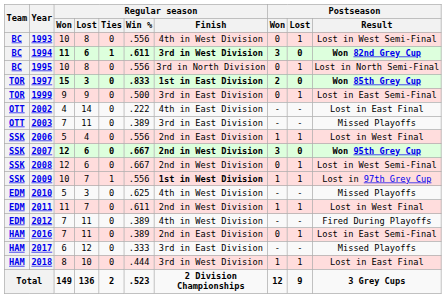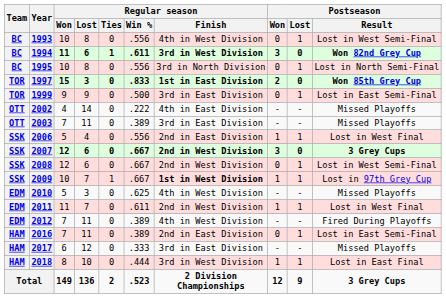(377, 109) Lost in East Final -> (377, 109) Missed Playoffs
(377, 151) Won 95th Grey Cup -> (377, 151) 3 Grey Cups
(139, 179) .556 -> (139, 179) .667
